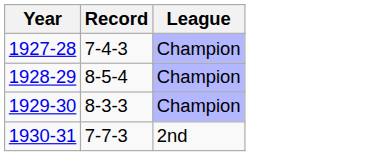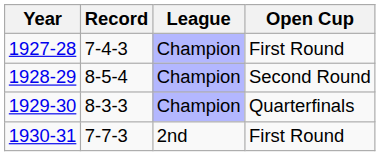+ column: (310, 19)
